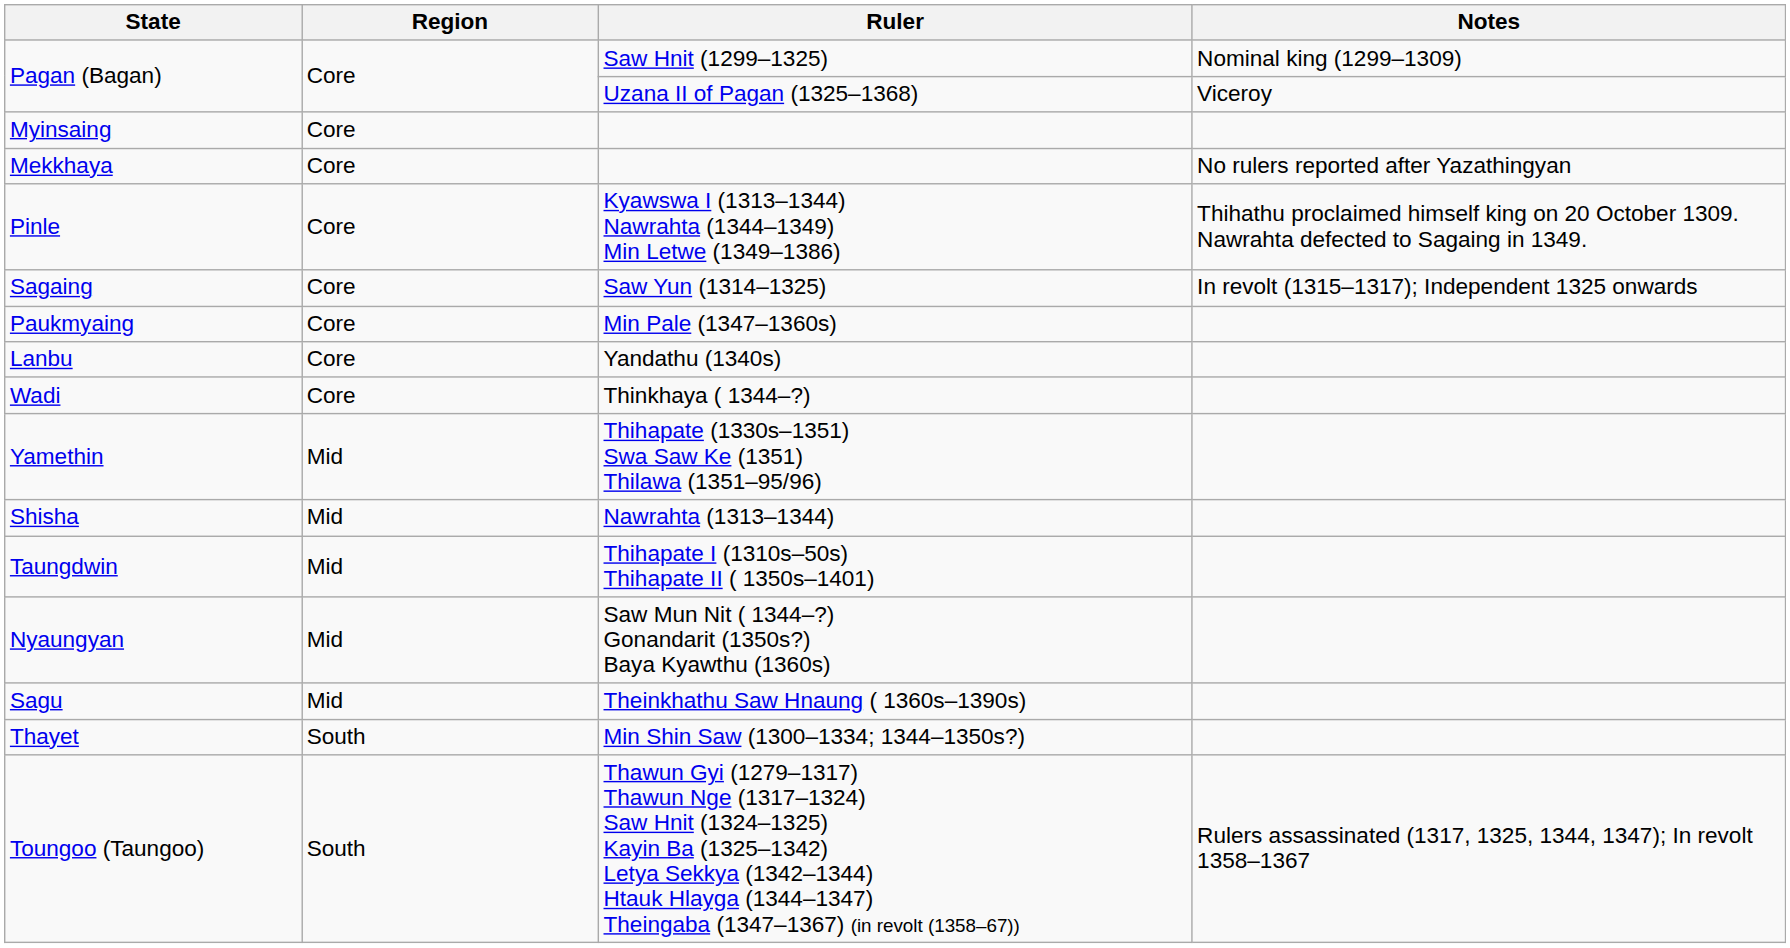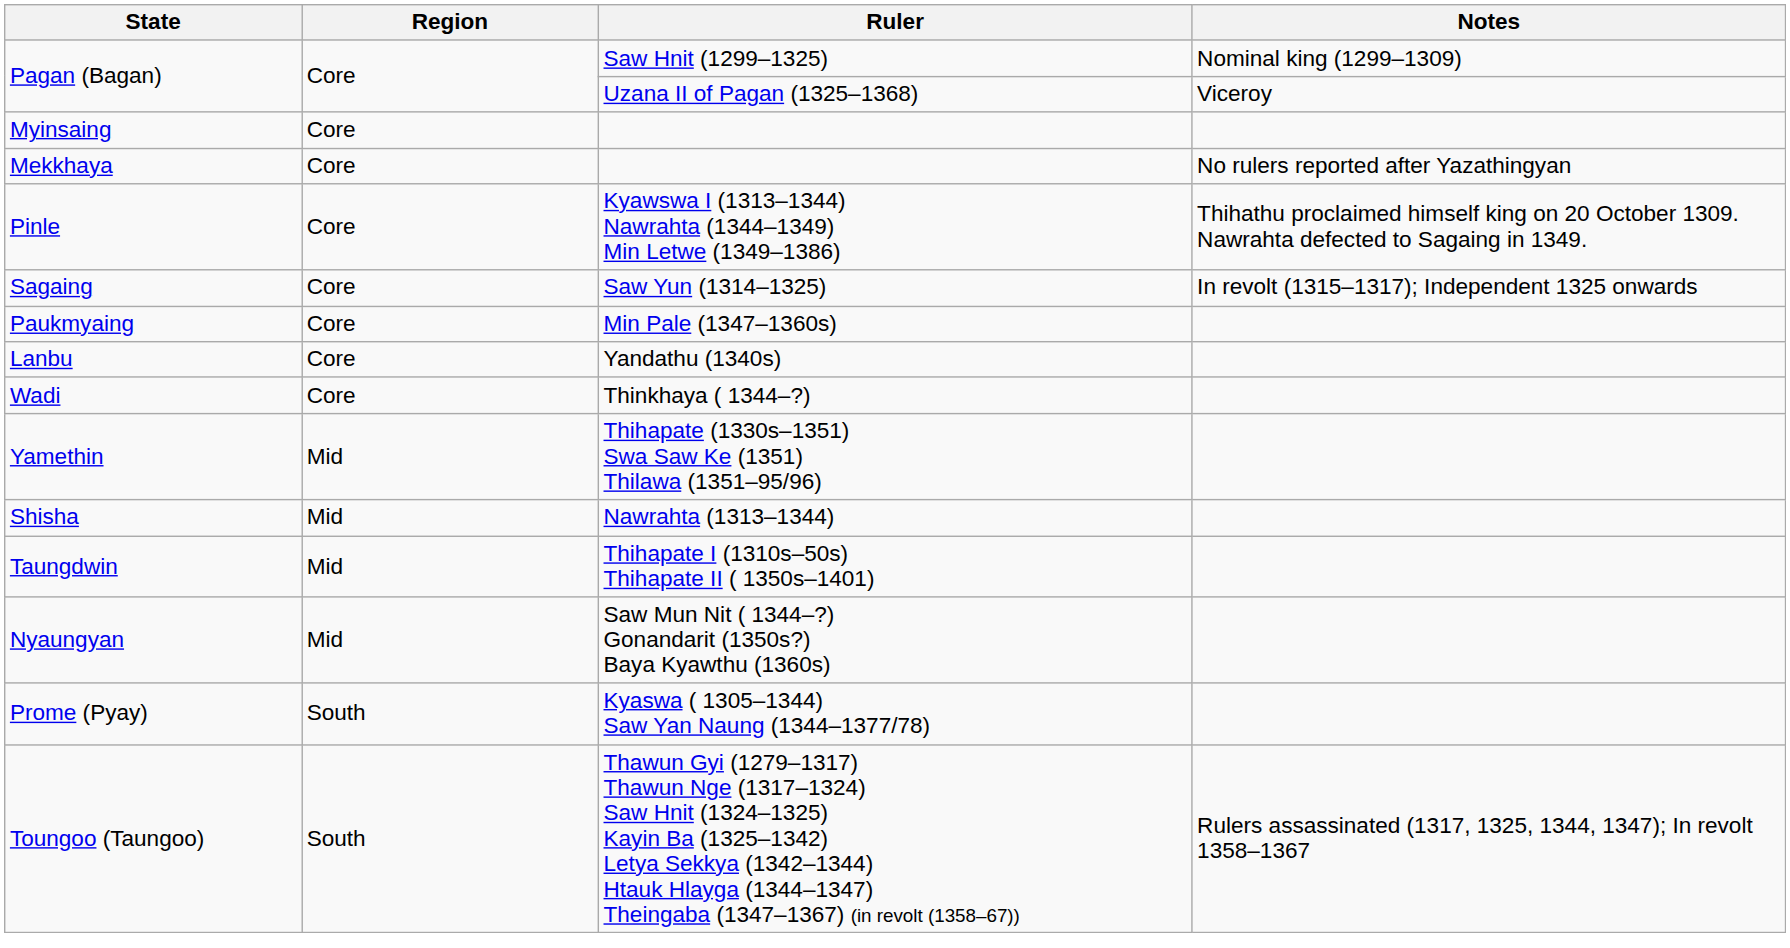- row: (36, 700)
- row: (44, 736)
+ row: (79, 713)
